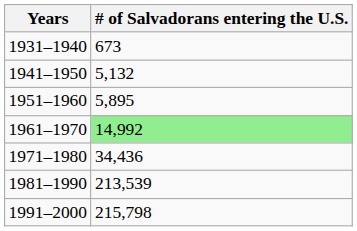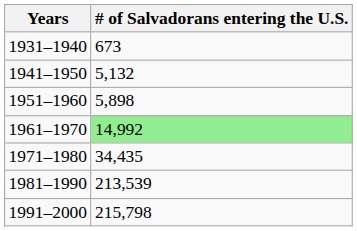(115, 101) 5,895 -> (115, 101) 5,898
(119, 156) 34,436 -> (119, 156) 34,435
